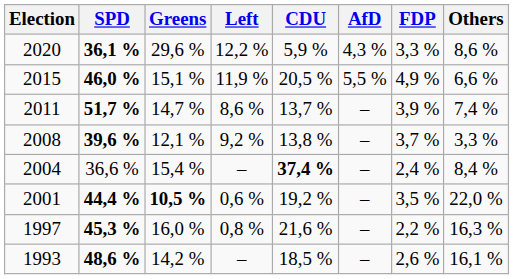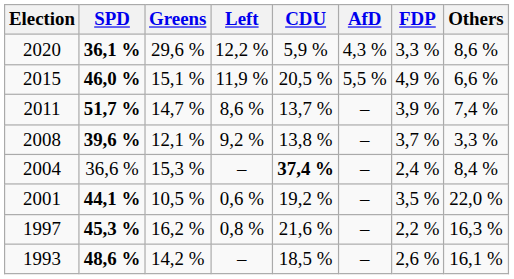(178, 169) 15,4 % -> (178, 169) 15,3 %
(112, 199) 44,4 % -> (112, 199) 44,1 %
(178, 199) bold -> (178, 199) normal
(178, 229) 16,0 % -> (178, 229) 16,2 %
